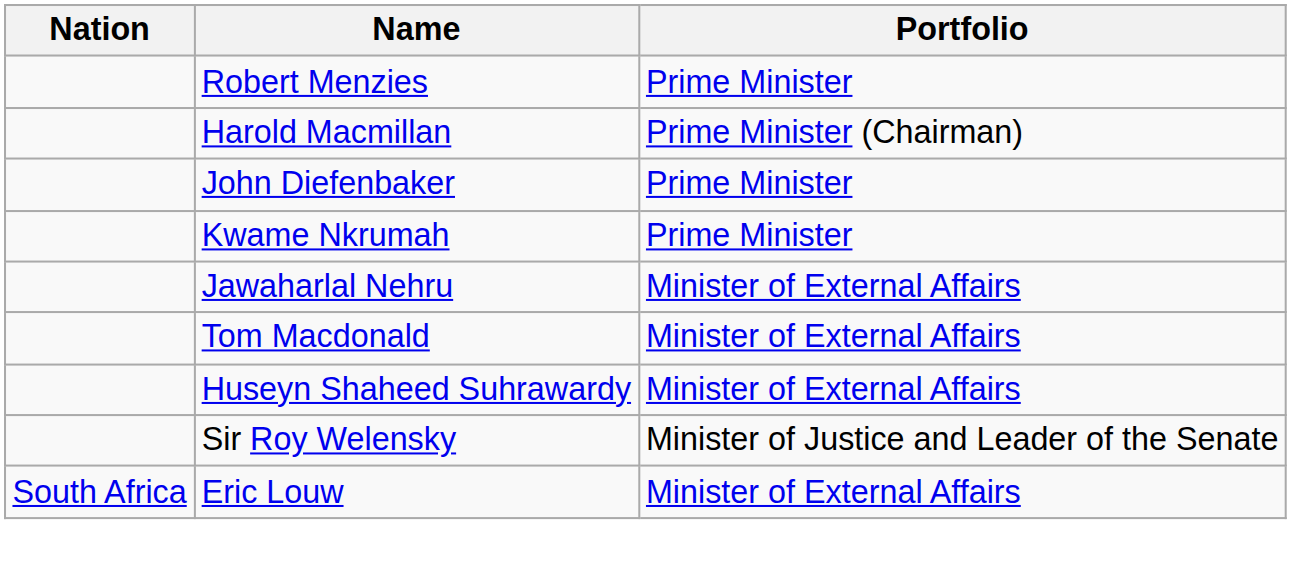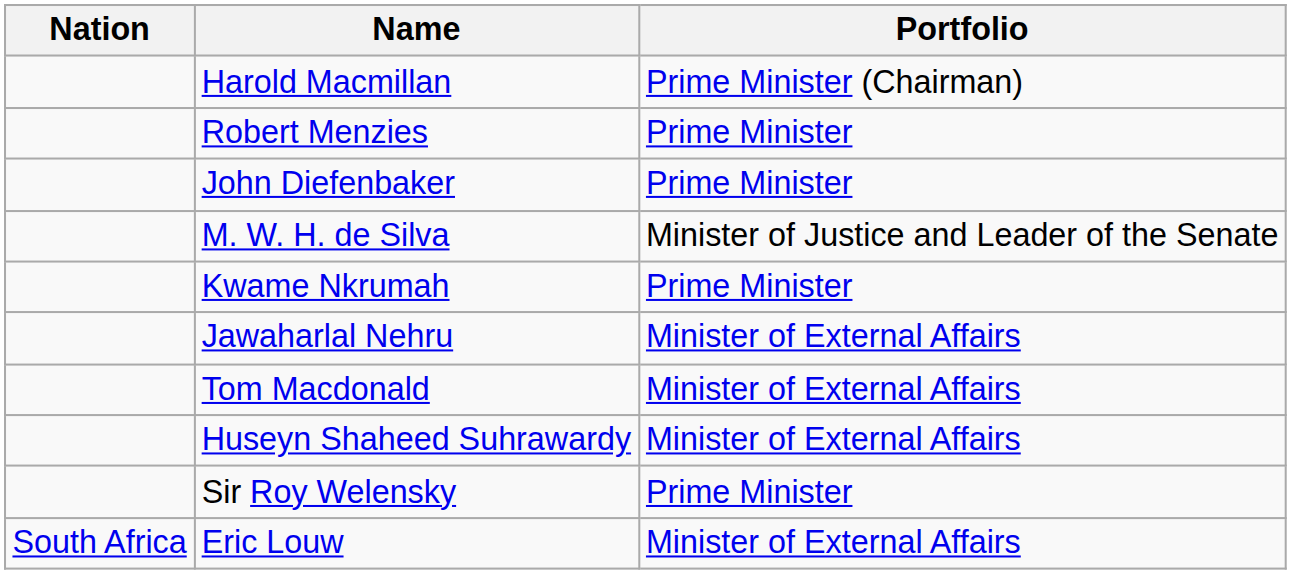rows swapped: (326, 132) <-> (315, 81)
+ row: (326, 235)
(962, 440) Minister of Justice and Leader of the Senate -> (749, 491) Prime Minister
